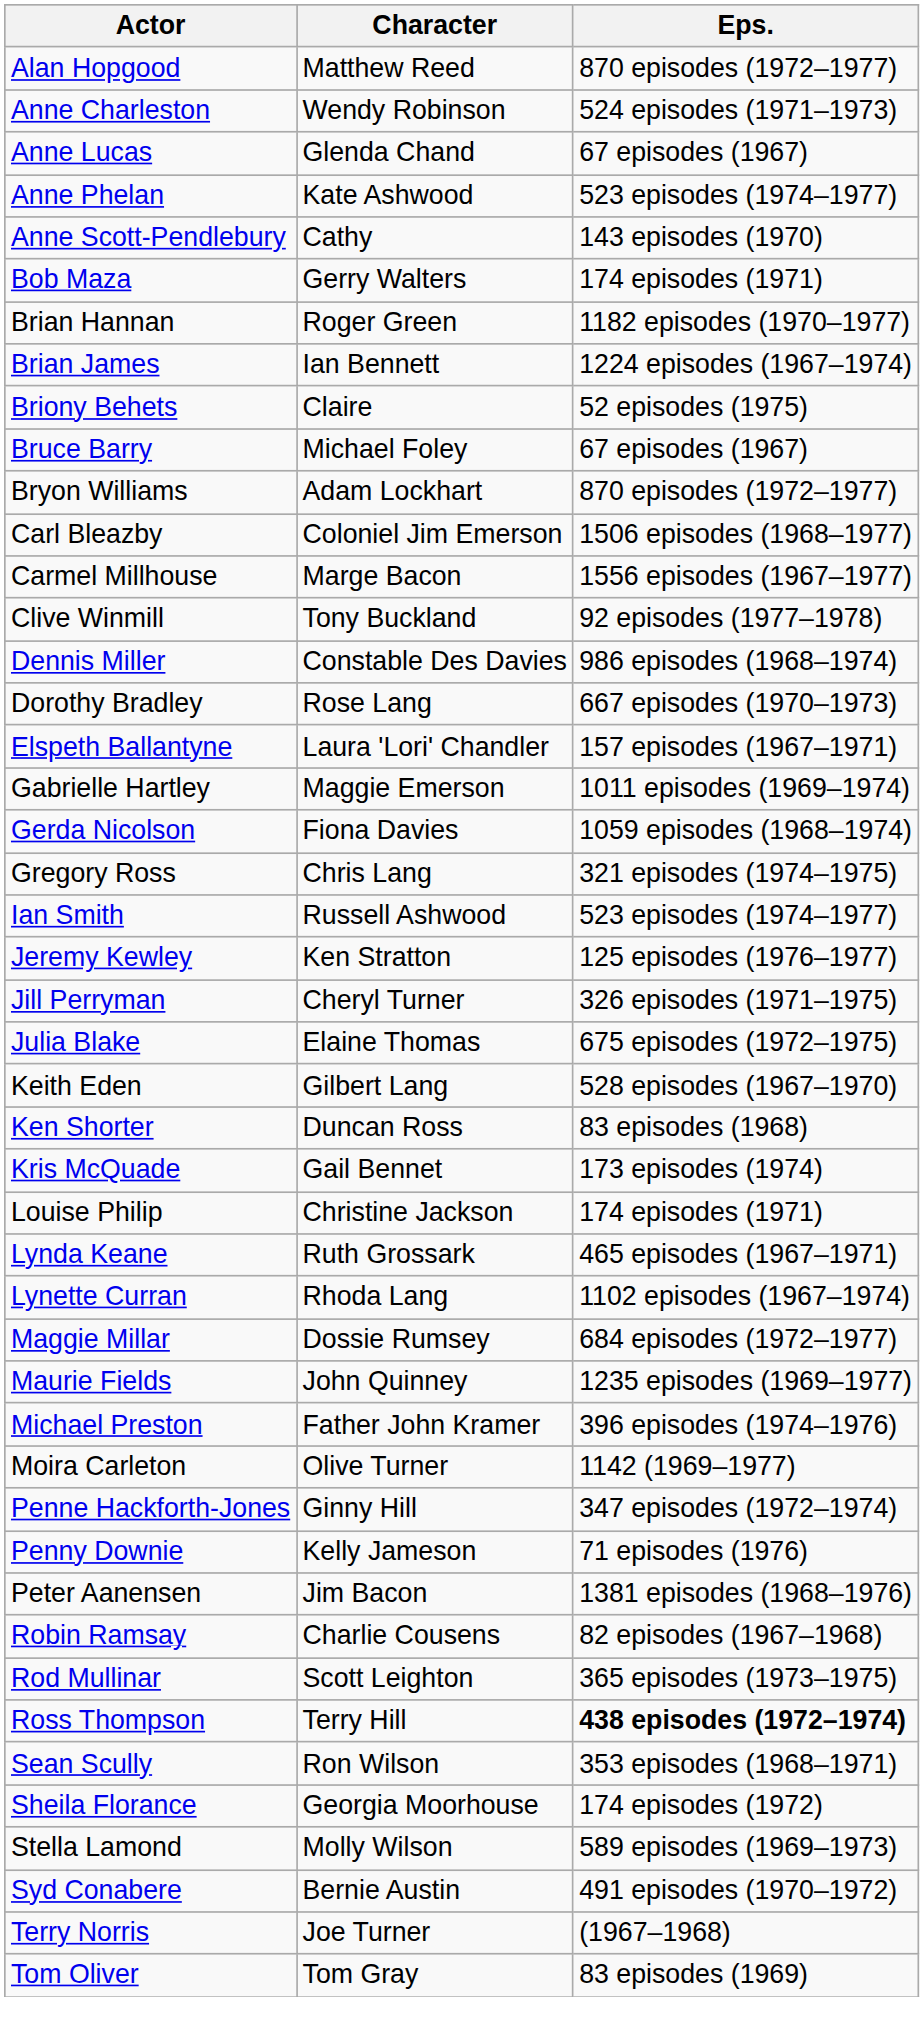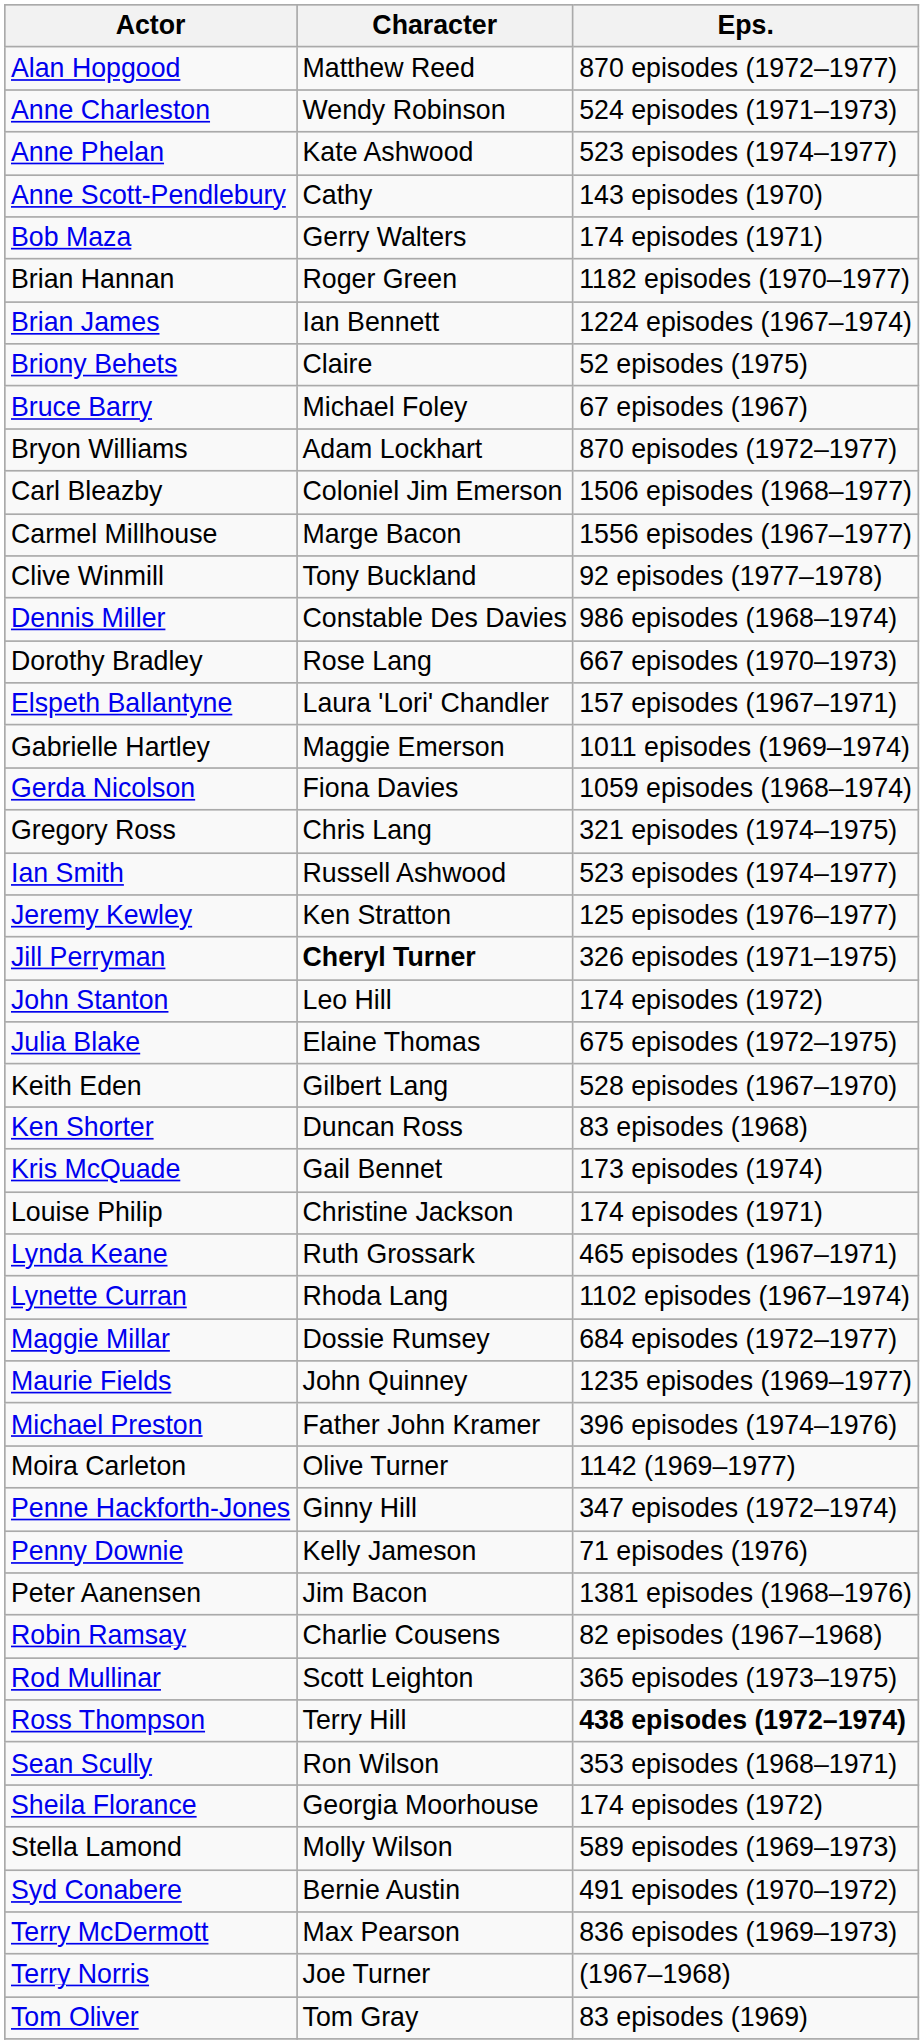- row: (82, 152)
(383, 1000) normal -> (389, 957) bold
+ row: (90, 1000)
+ row: (110, 1932)
